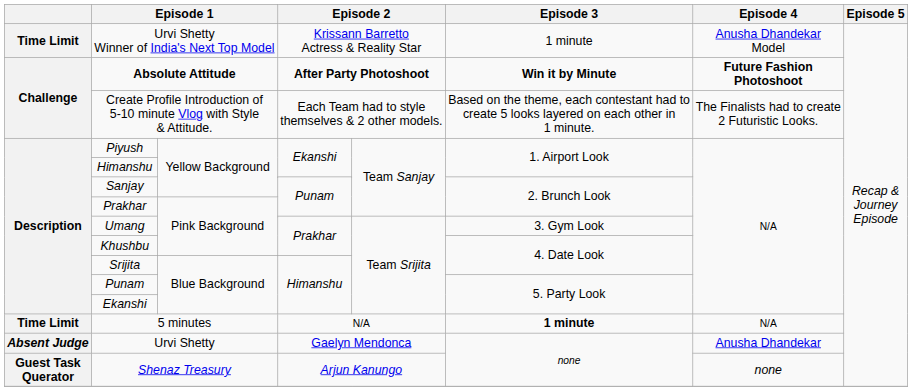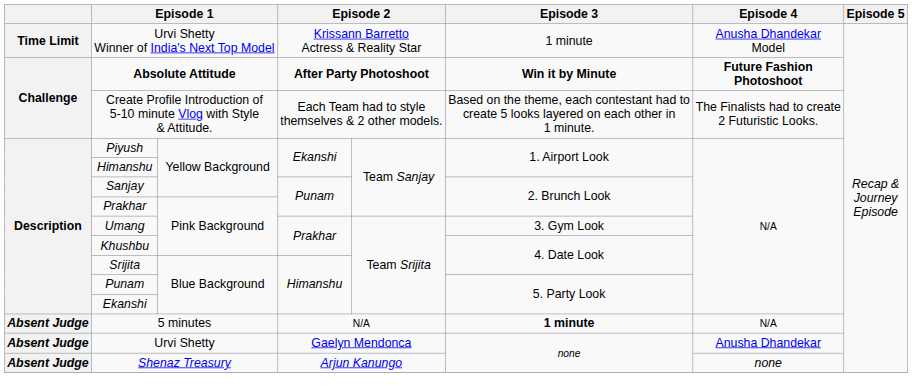(48, 323) Time Limit -> (48, 323) Absent Judge
(48, 369) Guest Task Querator -> (48, 362) Absent Judge
